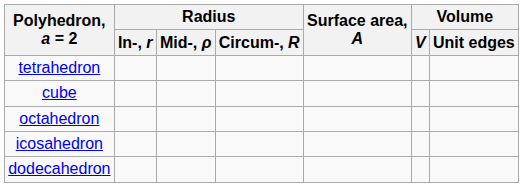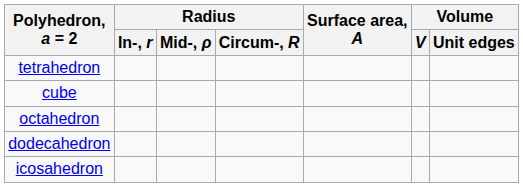rows swapped: (59, 169) <-> (59, 144)
